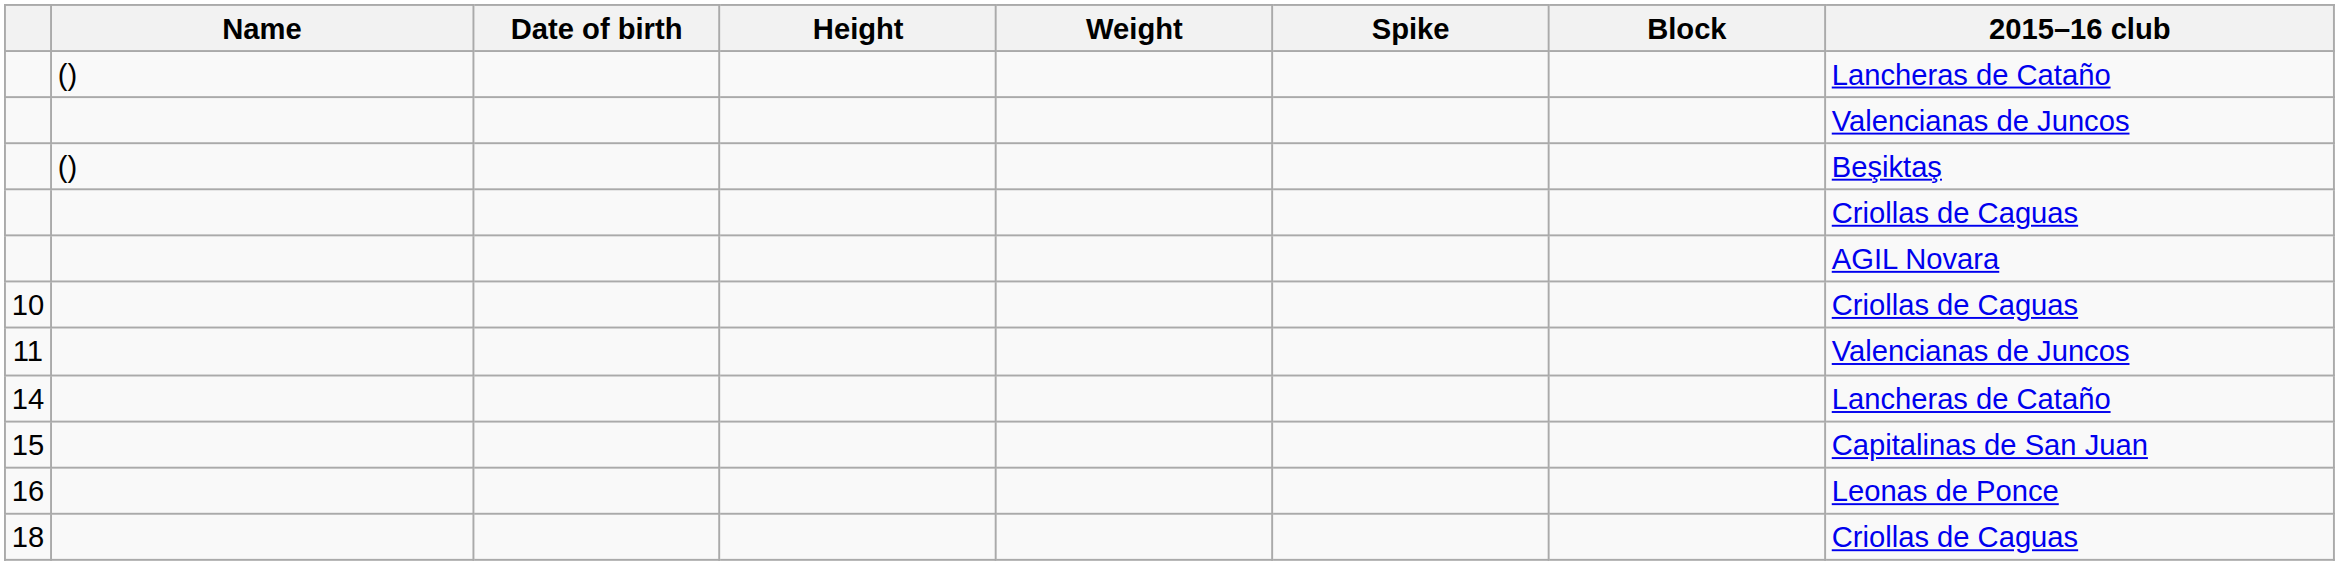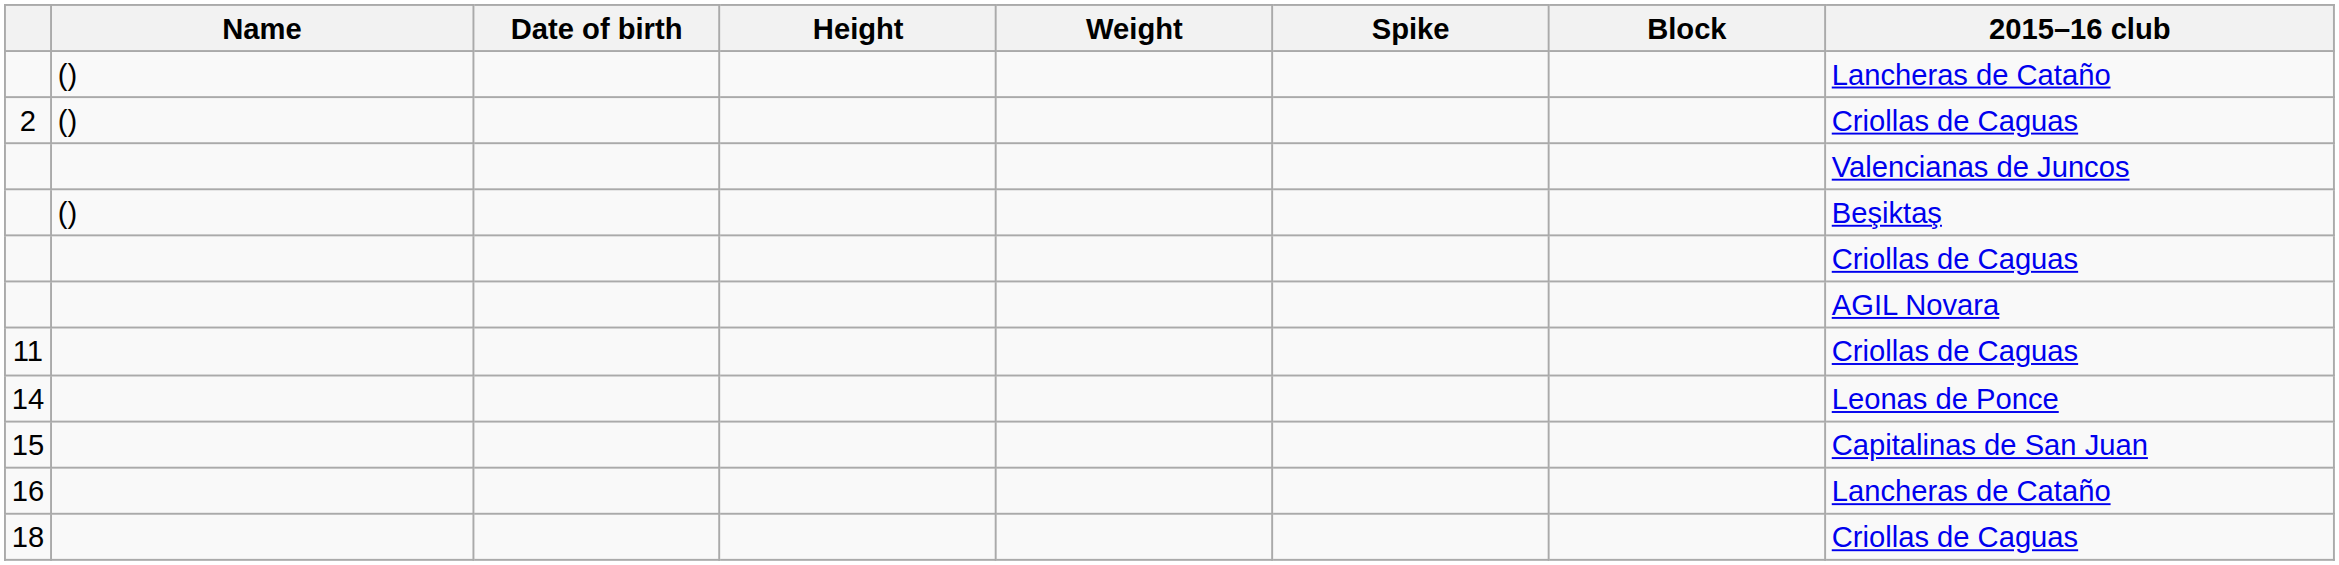+ row: (28, 121)
- row: (28, 305)
(1981, 352) Valencianas de Juncos -> (1955, 352) Criollas de Caguas
(1971, 398) Lancheras de Cataño -> (1945, 398) Leonas de Ponce
(1945, 490) Leonas de Ponce -> (1971, 490) Lancheras de Cataño
